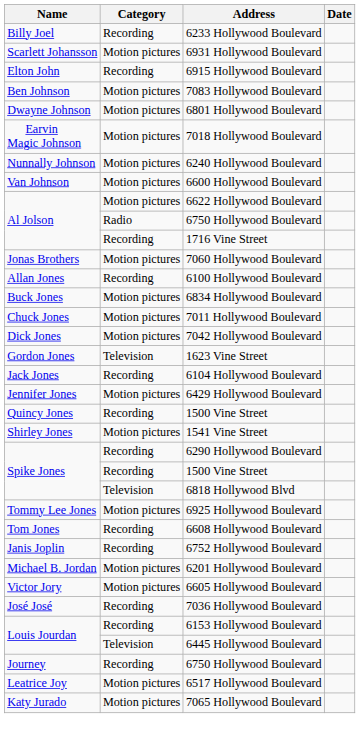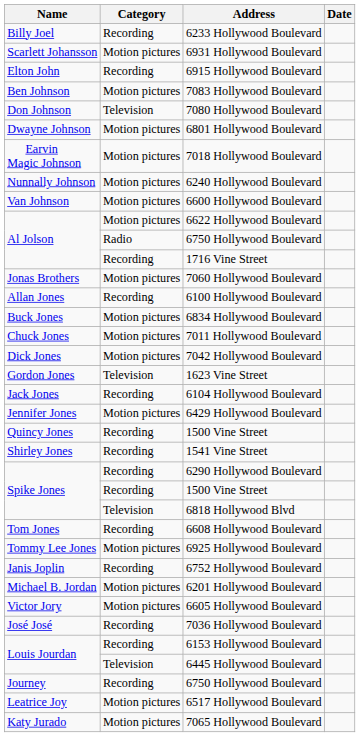+ row: (39, 110)
(142, 432) Motion pictures -> (128, 452) Recording
rows swapped: (33, 529) <-> (52, 509)
